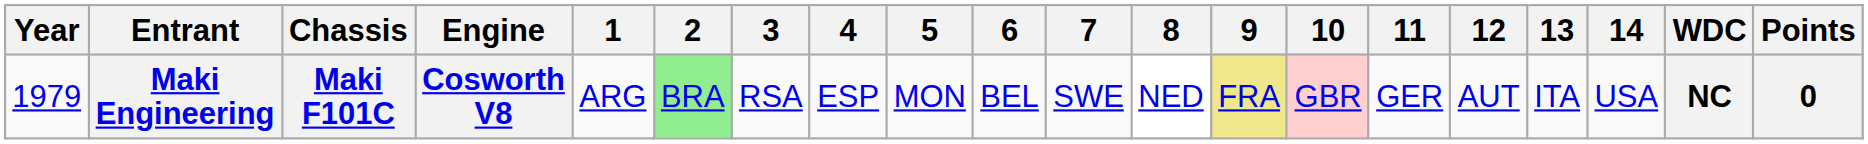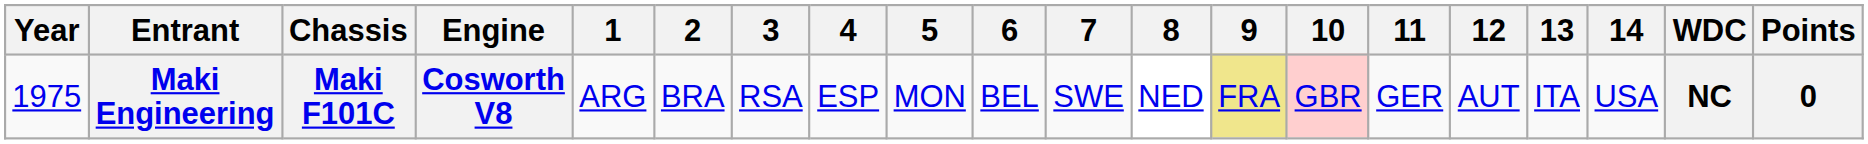(47, 96) 1979 -> (47, 96) 1975
(693, 96) lightgreen background -> (693, 96) no background
